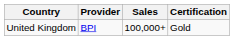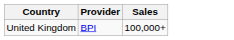- column: (199, 12)
